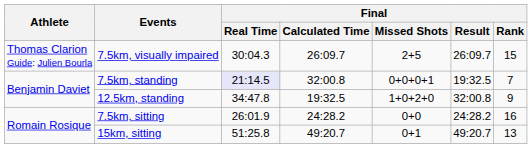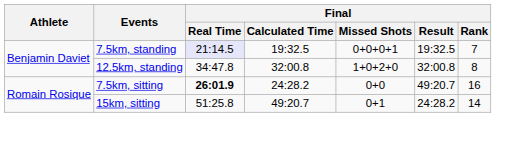- row: (158, 55)
(326, 80) 32:00.8 -> (290, 49) 19:32.5
(326, 98) 19:32.5 -> (290, 67) 32:00.8
(510, 98) 9 -> (474, 67) 8
(251, 116) normal -> (215, 85) bold
(472, 116) 24:28.2 -> (436, 85) 49:20.7
(472, 134) 49:20.7 -> (436, 103) 24:28.2
(510, 134) 13 -> (474, 103) 14
